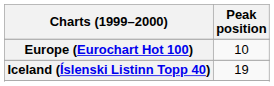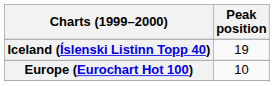rows swapped: (109, 49) <-> (109, 70)
